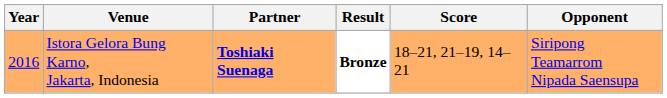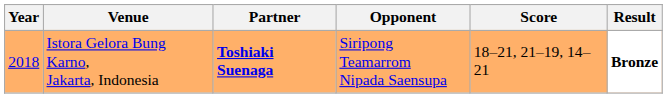columns swapped: (595, 17) <-> (363, 17)
(24, 61) 2016 -> (24, 61) 2018
